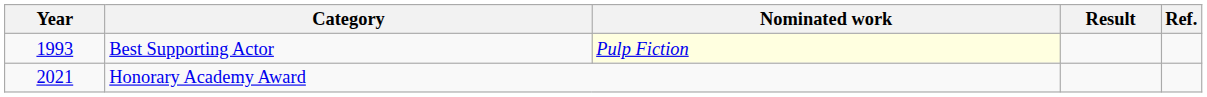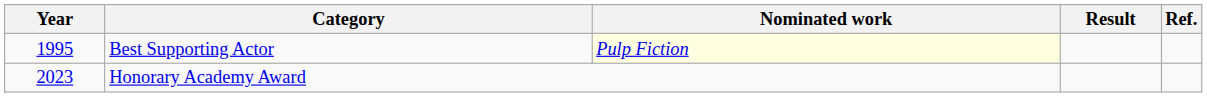(55, 48) 1993 -> (55, 48) 1995
(55, 77) 2021 -> (55, 77) 2023
